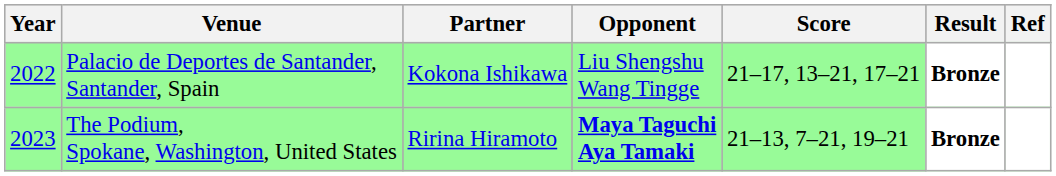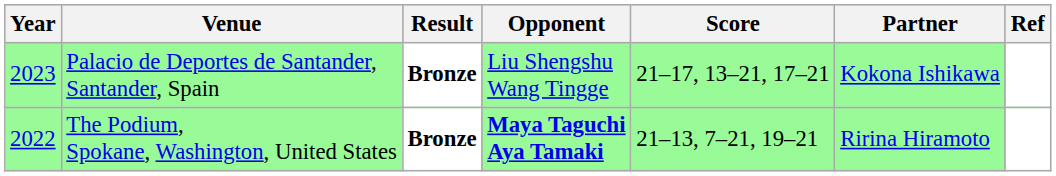columns swapped: (487, 23) <-> (965, 23)
(33, 74) 2022 -> (33, 74) 2023
(33, 138) 2023 -> (33, 138) 2022
